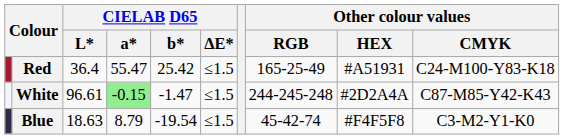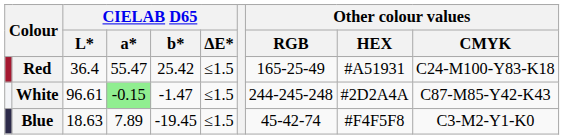(129, 120) 8.79 -> (129, 120) 7.89
(176, 120) -19.54 -> (176, 120) -19.45
